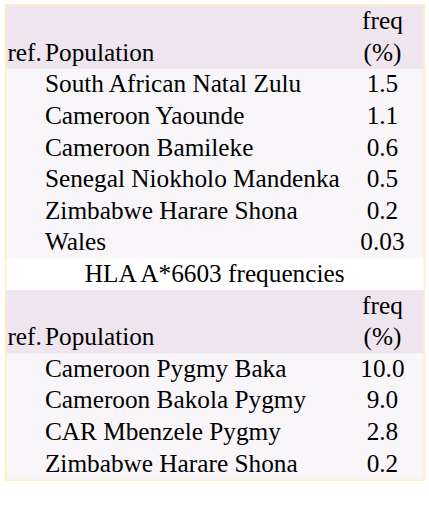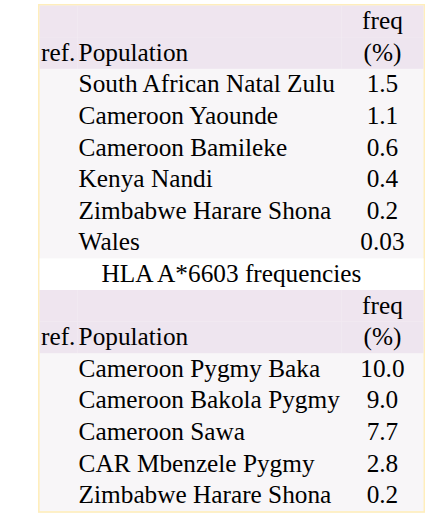- row: (192, 179)
+ row: (146, 179)
+ row: (162, 431)
